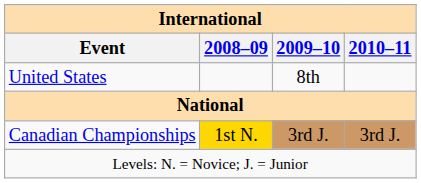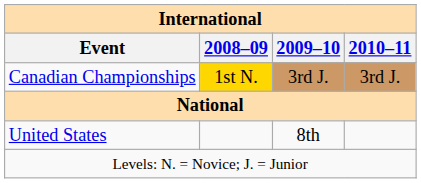rows swapped: (58, 76) <-> (102, 134)
